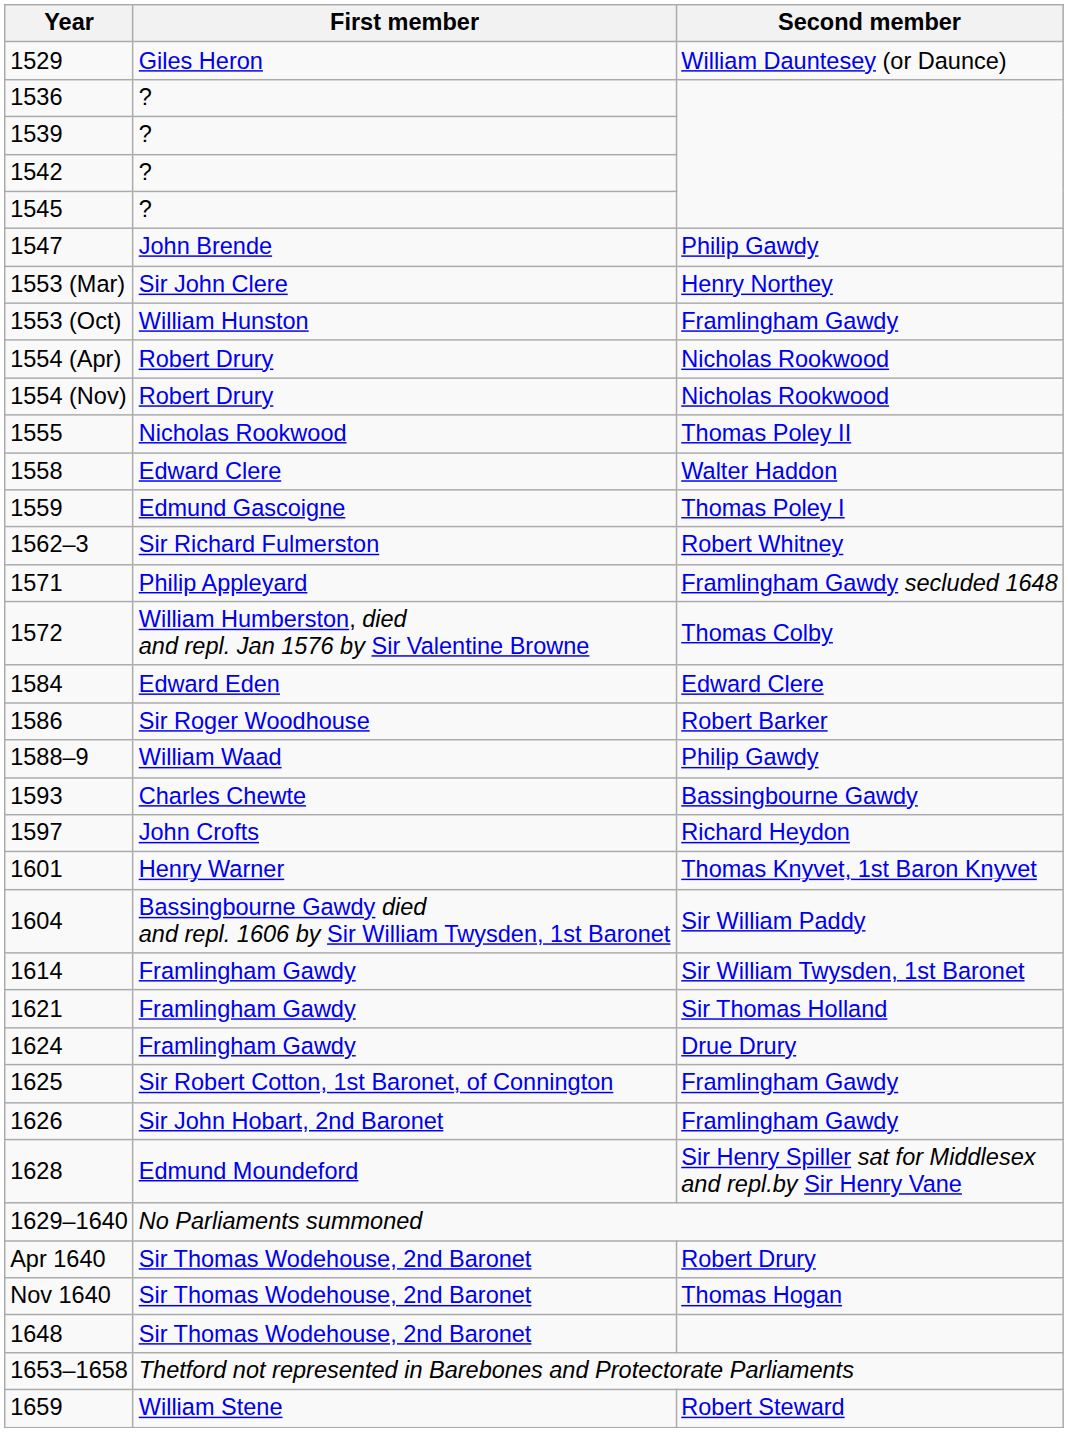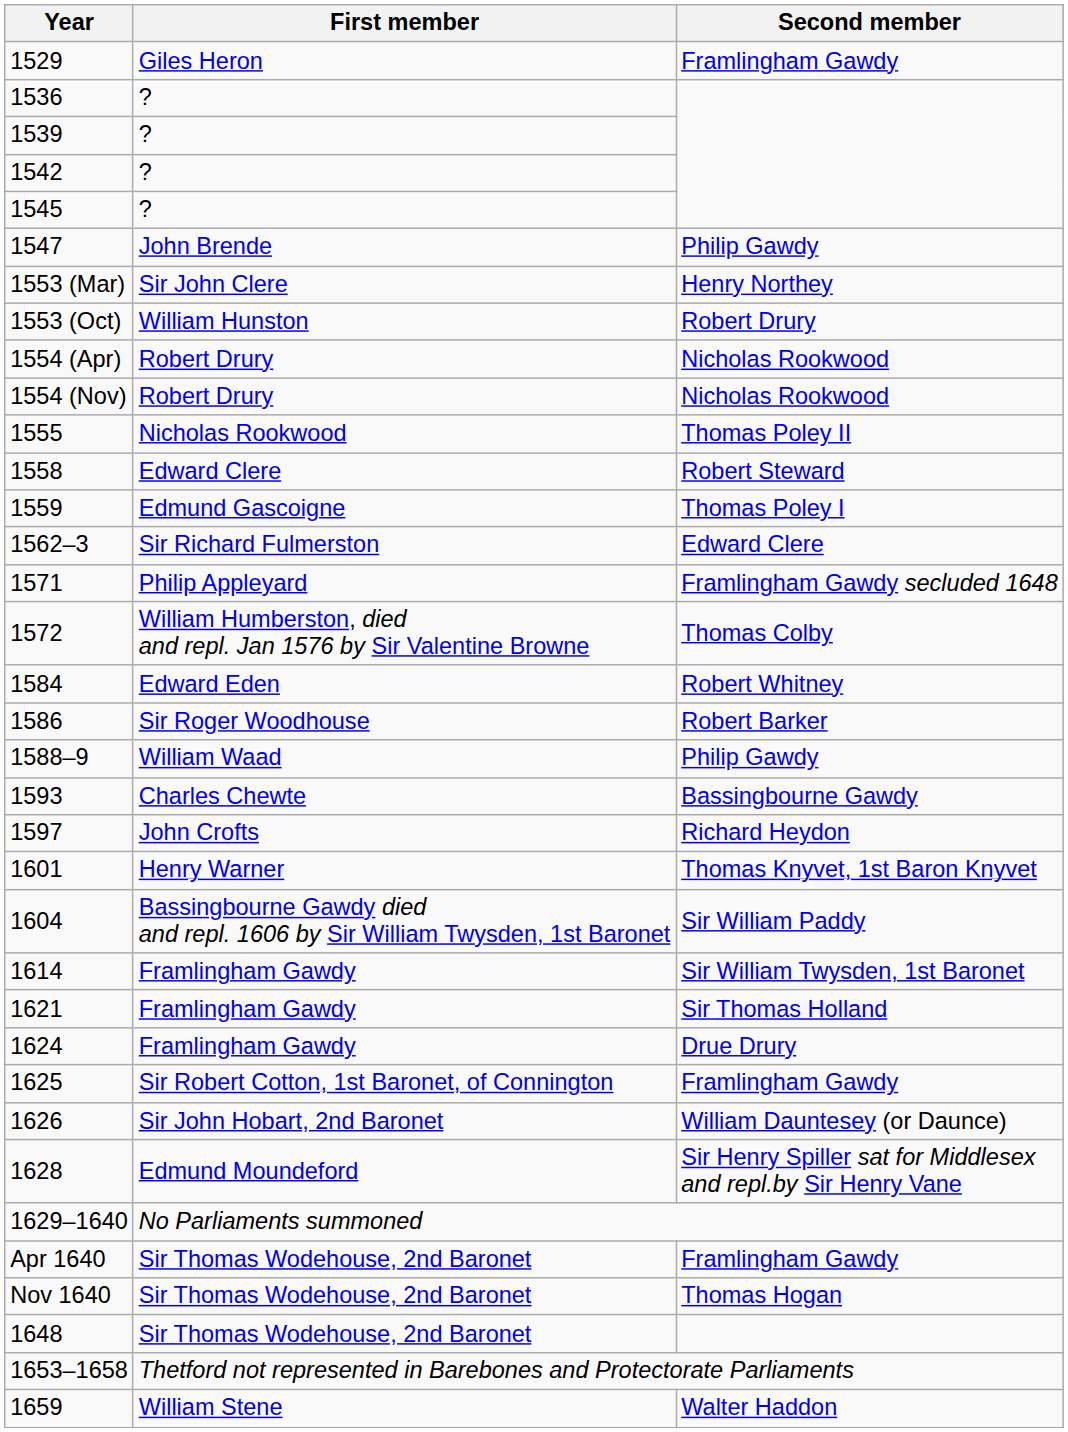(844, 60) William Dauntesey (or Daunce) -> (790, 60) Framlingham Gawdy
(790, 321) Framlingham Gawdy -> (749, 321) Robert Drury
(759, 470) Walter Haddon -> (763, 470) Robert Steward
(762, 545) Robert Whitney -> (752, 545) Edward Clere
(752, 683) Edward Clere -> (762, 683) Robert Whitney
(790, 1120) Framlingham Gawdy -> (844, 1120) William Dauntesey (or Daunce)
(749, 1258) Robert Drury -> (790, 1258) Framlingham Gawdy
(763, 1408) Robert Steward -> (759, 1408) Walter Haddon
